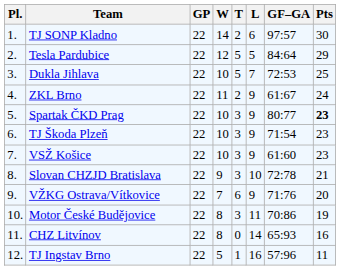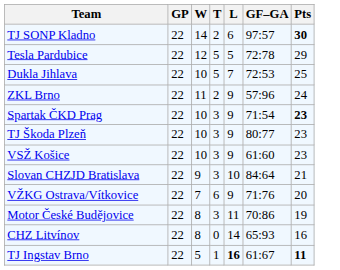- column: (15, 14)
(322, 34) normal -> (301, 34) bold
(282, 54) 84:64 -> (260, 54) 72:78
(282, 94) 61:67 -> (260, 94) 57:96
(282, 114) 80:77 -> (260, 114) 71:54
(282, 134) 71:54 -> (260, 134) 80:77
(282, 174) 72:78 -> (260, 174) 84:64
(255, 255) normal -> (234, 255) bold
(282, 255) 57:96 -> (260, 255) 61:67
(322, 255) normal -> (300, 255) bold
